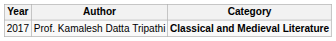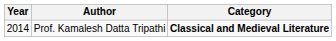(18, 28) 2017 -> (18, 28) 2014
